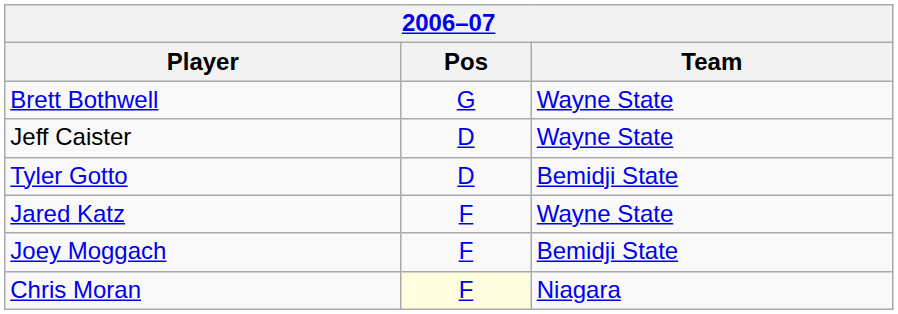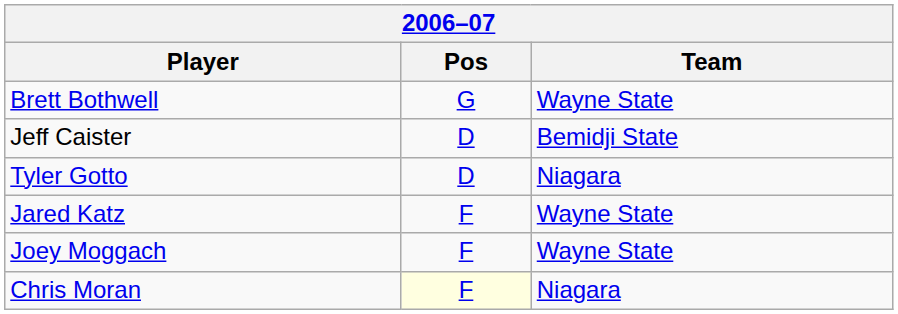(605, 137) Wayne State -> (607, 137) Bemidji State
(607, 175) Bemidji State -> (579, 175) Niagara
(607, 251) Bemidji State -> (605, 251) Wayne State
